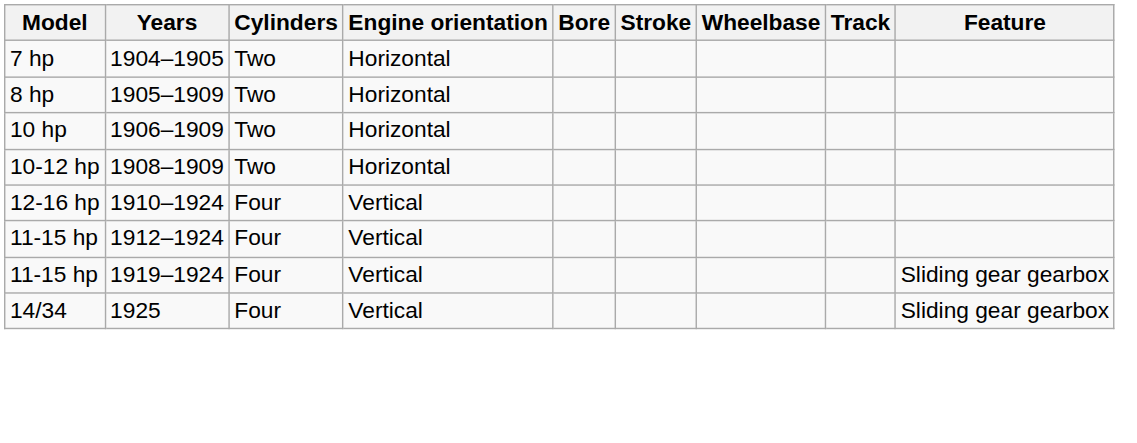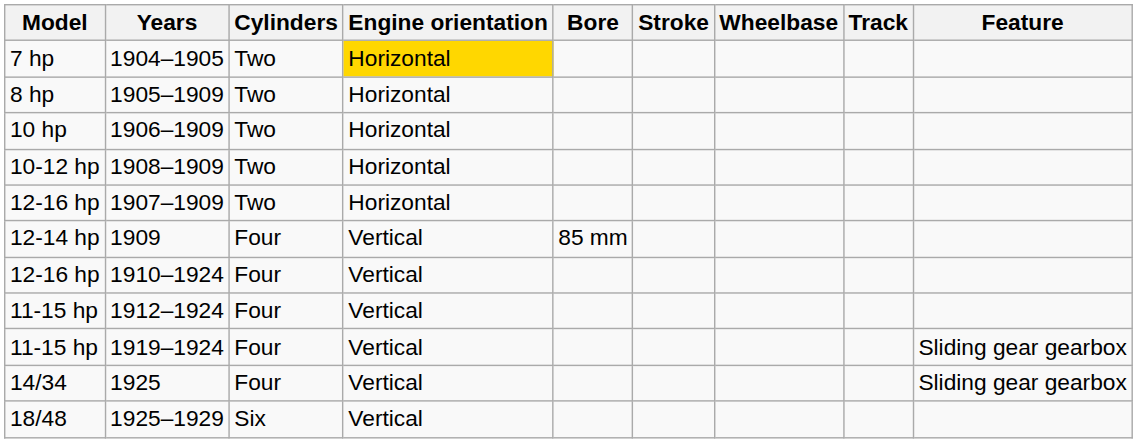(399, 58) no background -> (399, 58) gold background
+ row: (167, 202)
+ row: (135, 238)
+ row: (167, 418)
